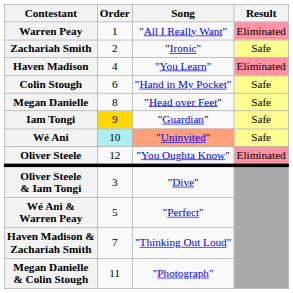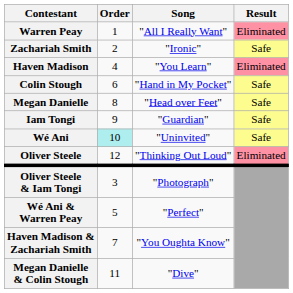(115, 119) gold background -> (115, 119) no background
(183, 137) lightsalmon background -> (183, 137) no background
(183, 155) "You Oughta Know" -> (183, 155) "Thinking Out Loud"
(183, 182) "Dive" -> (183, 182) "Photograph"
(183, 243) "Thinking Out Loud" -> (183, 243) "You Oughta Know"
(183, 273) "Photograph" -> (183, 273) "Dive"
